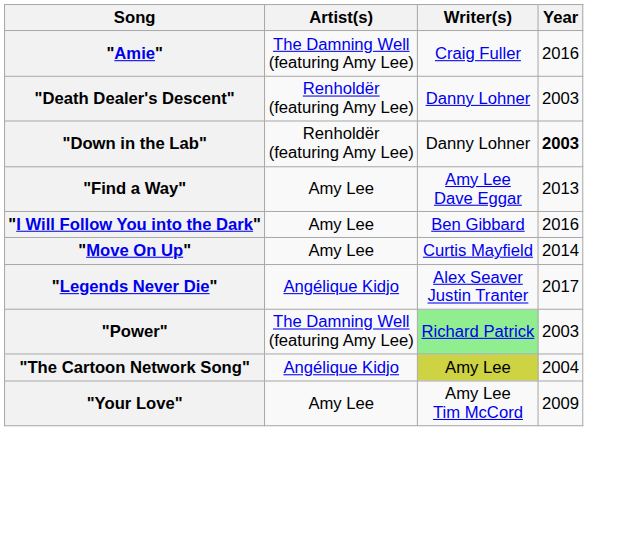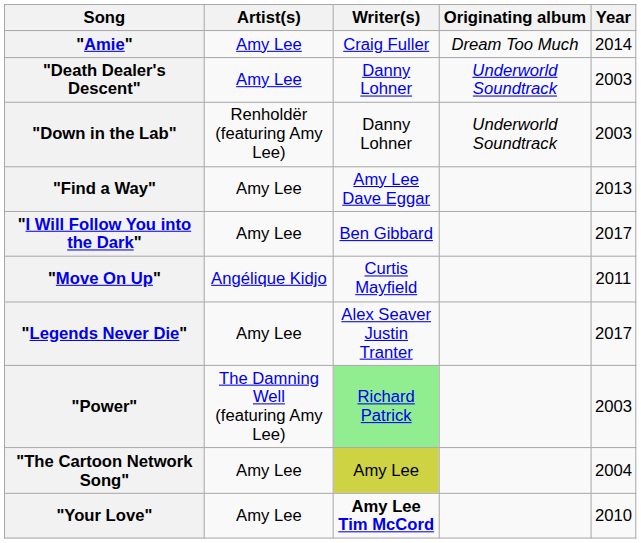+ column: (515, 17)
(341, 53) The Damning Well (featuring Amy Lee) -> (269, 44) Amy Lee
(561, 53) 2016 -> (613, 44) 2014
(341, 98) Renholdër (featuring Amy Lee) -> (269, 79) Amy Lee
(561, 143) bold -> (613, 134) normal
(561, 224) 2016 -> (613, 233) 2017
(341, 250) Amy Lee -> (269, 278) Angélique Kidjo
(561, 250) 2014 -> (613, 278) 2011
(341, 286) Angélique Kidjo -> (269, 333) Amy Lee
(341, 367) Angélique Kidjo -> (269, 470) Amy Lee
(478, 403) normal -> (386, 515) bold
(561, 403) 2009 -> (613, 515) 2010
